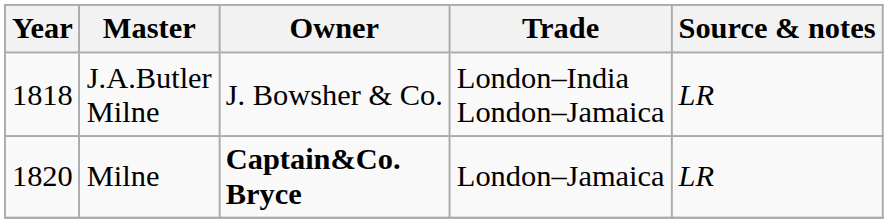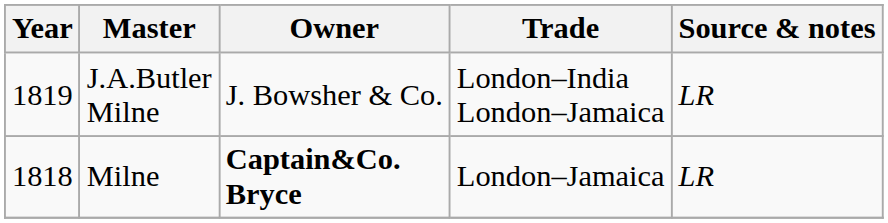(42, 93) 1818 -> (42, 93) 1819
(42, 176) 1820 -> (42, 176) 1818
